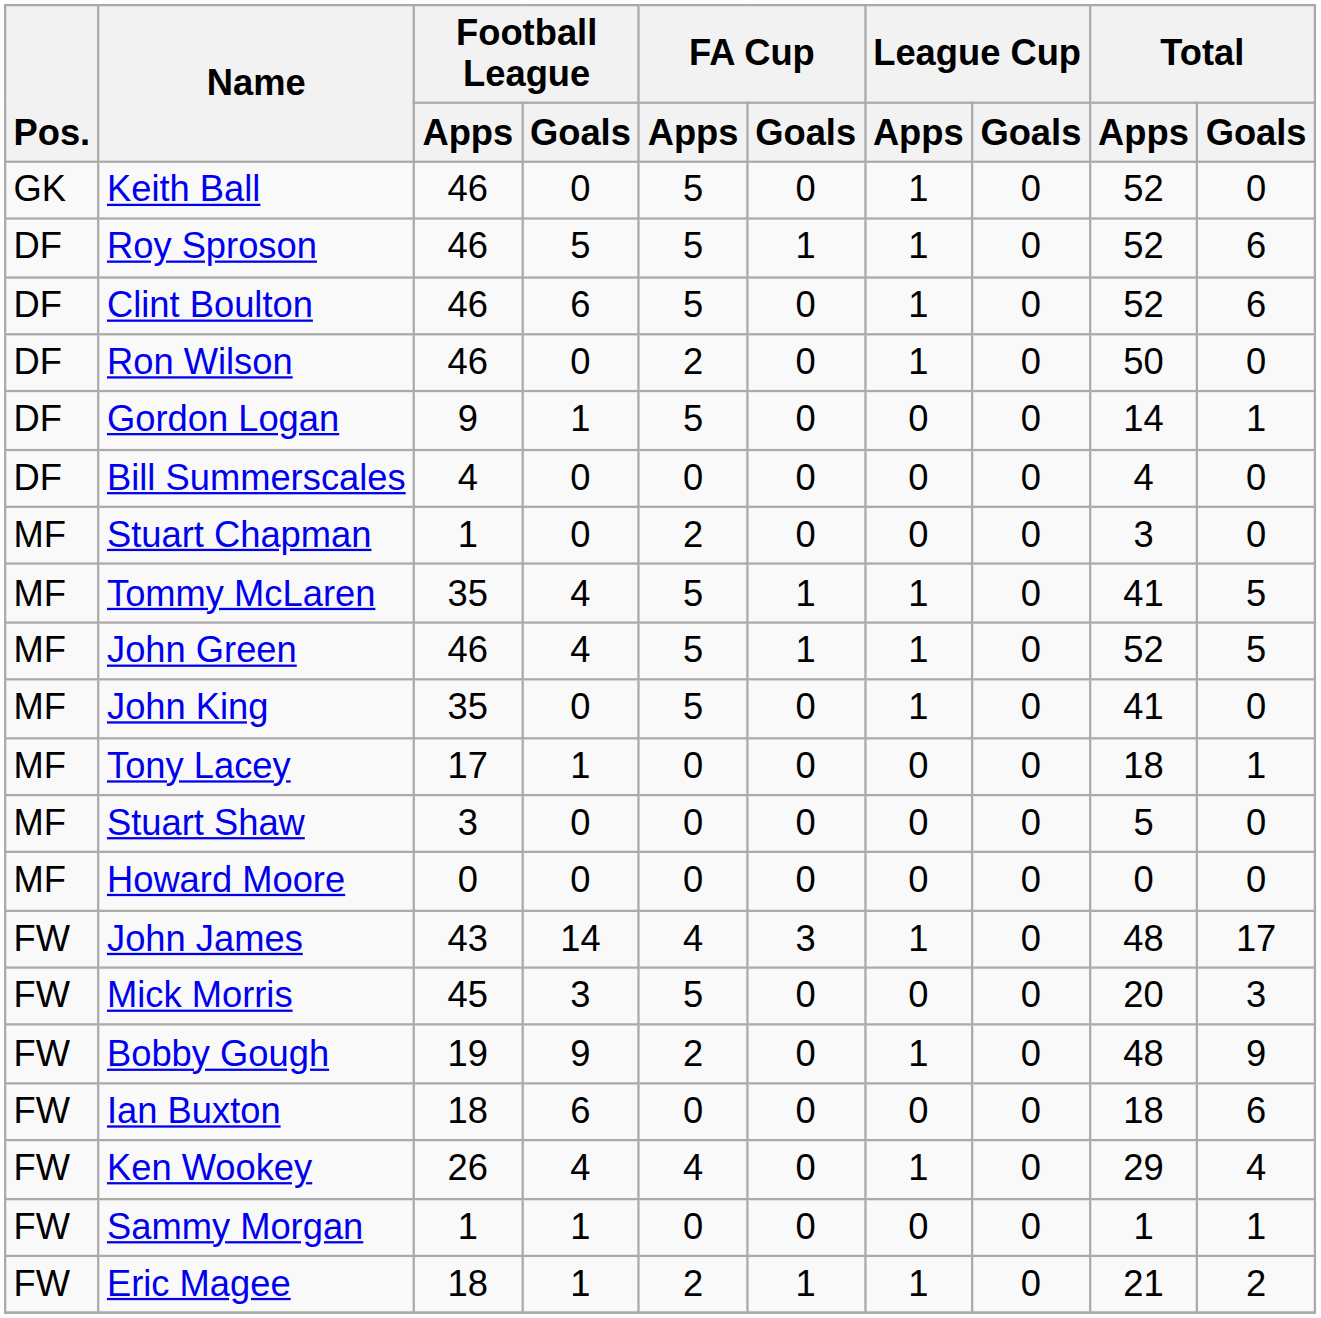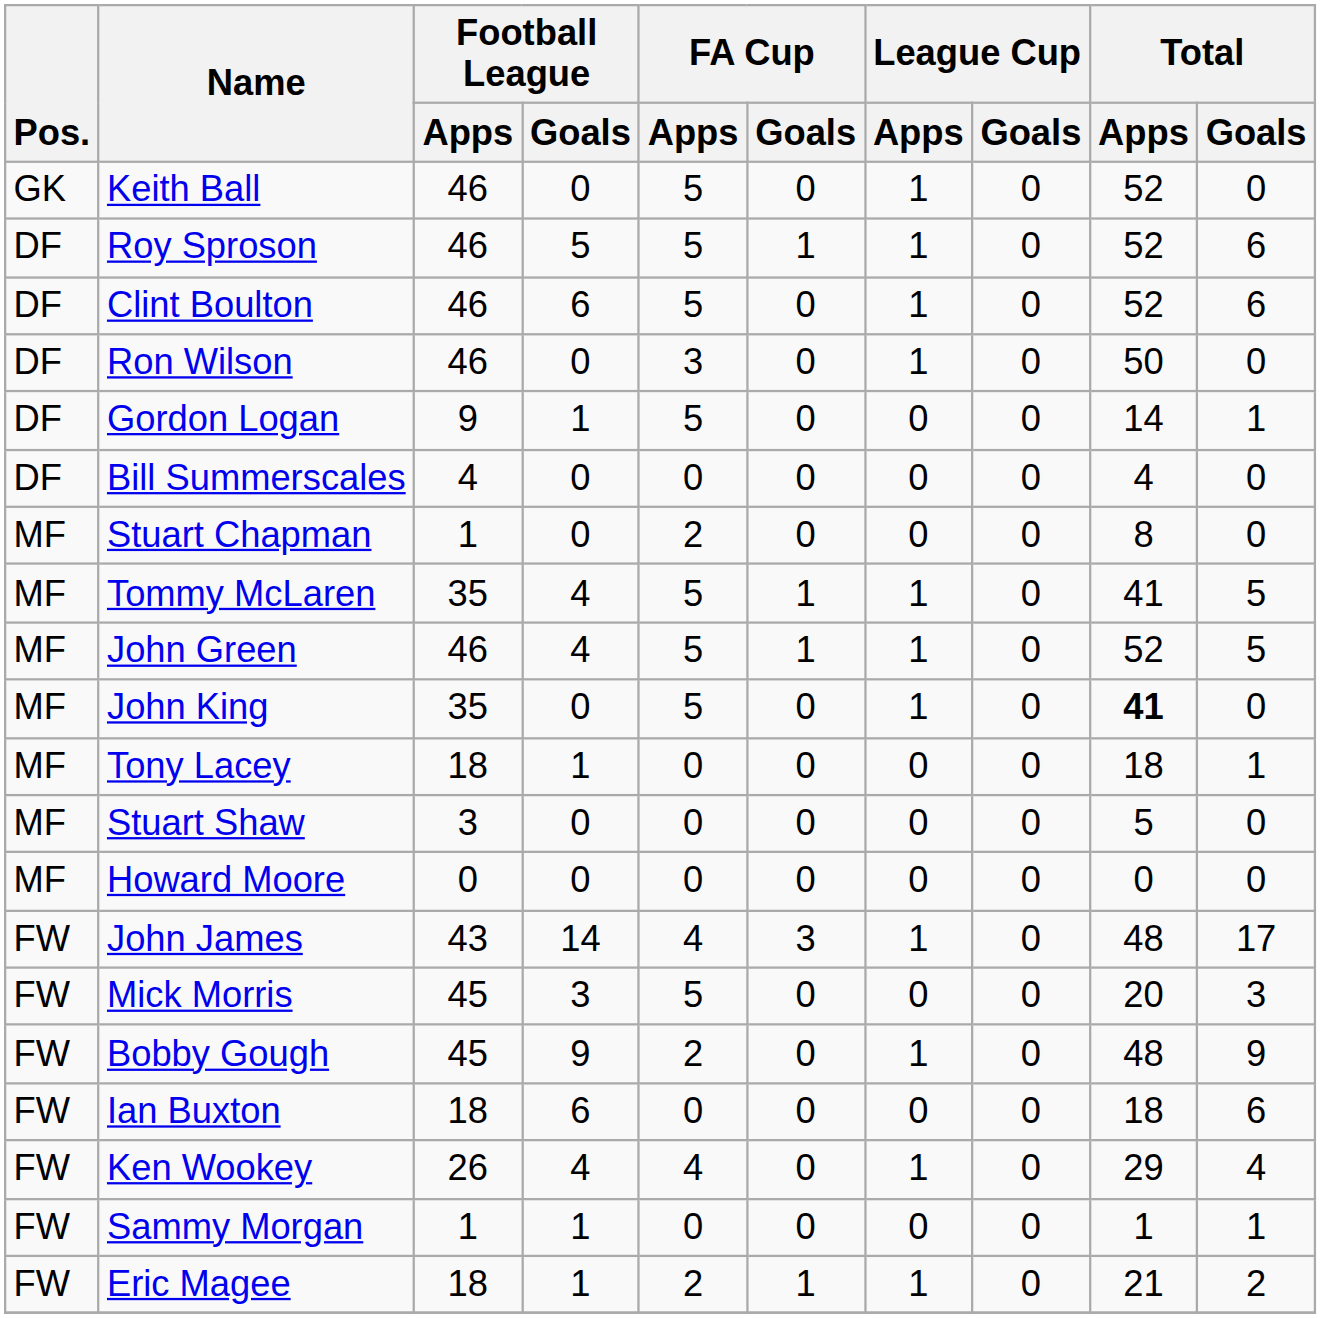(693, 362) 2 -> (693, 362) 3
(1144, 534) 3 -> (1144, 534) 8
(1143, 707) normal -> (1143, 707) bold
(468, 765) 17 -> (468, 765) 18
(468, 1053) 19 -> (468, 1053) 45
